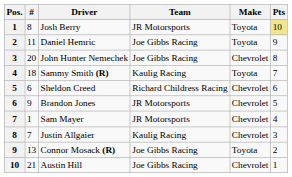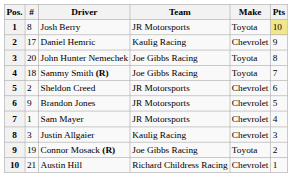(31, 42) 11 -> (32, 42) 17
(165, 42) Joe Gibbs Racing -> (159, 42) Kaulig Racing
(245, 42) Toyota -> (250, 42) Chevrolet
(250, 58) Chevrolet -> (245, 58) Toyota
(159, 73) Kaulig Racing -> (165, 73) Joe Gibbs Racing
(29, 88) 6 -> (29, 88) 2
(180, 88) Richard Childress Racing -> (161, 88) JR Motorsports
(29, 134) 7 -> (29, 134) 3
(32, 149) 13 -> (32, 149) 19
(165, 165) Joe Gibbs Racing -> (180, 165) Richard Childress Racing
